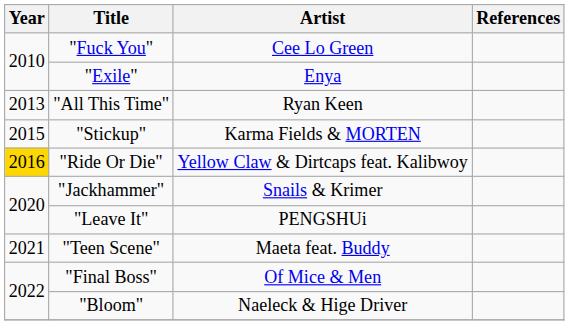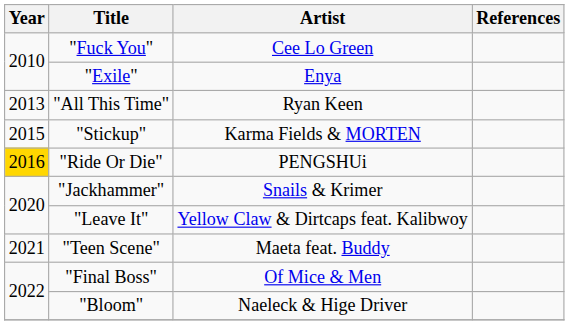(323, 162) Yellow Claw & Dirtcaps feat. Kalibwoy -> (323, 162) PENGSHUi
(323, 219) PENGSHUi -> (323, 219) Yellow Claw & Dirtcaps feat. Kalibwoy
